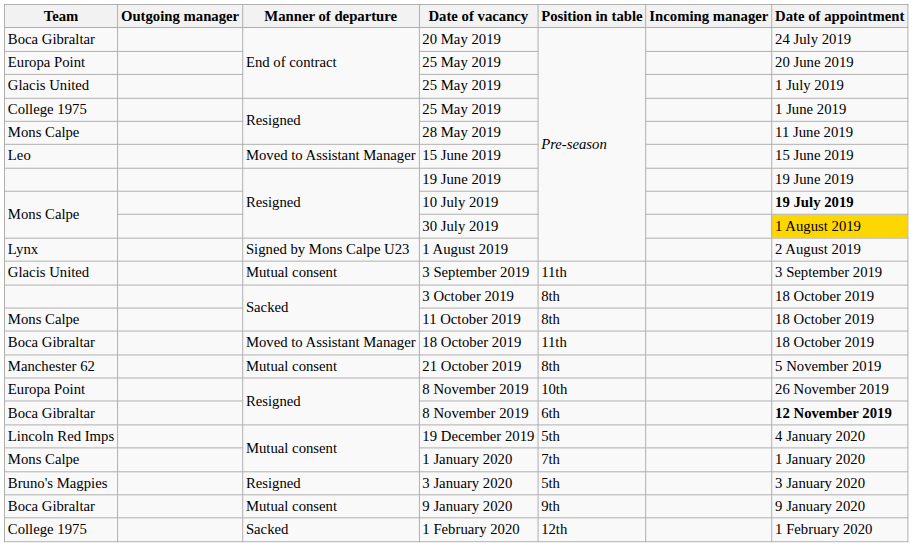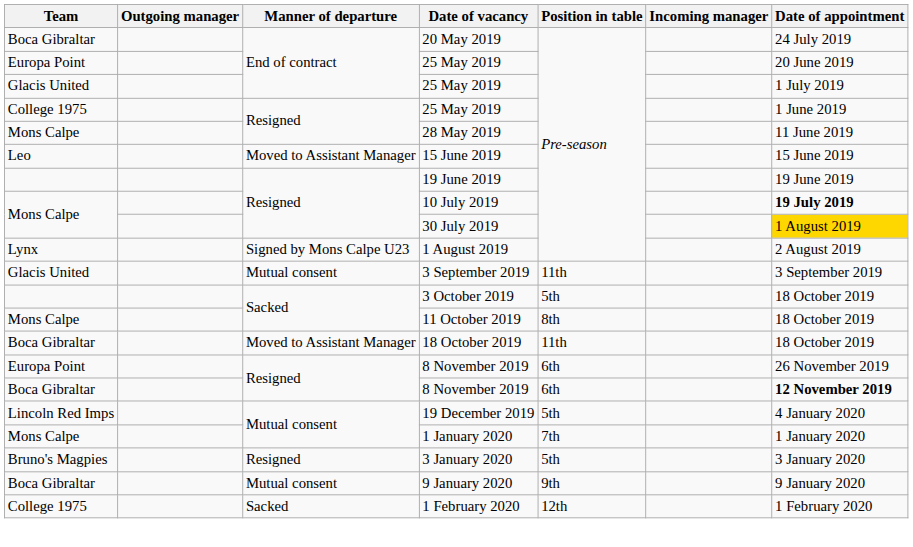(551, 296) 8th -> (551, 296) 5th
- row: (51, 366)
(554, 389) 10th -> (551, 366) 6th
